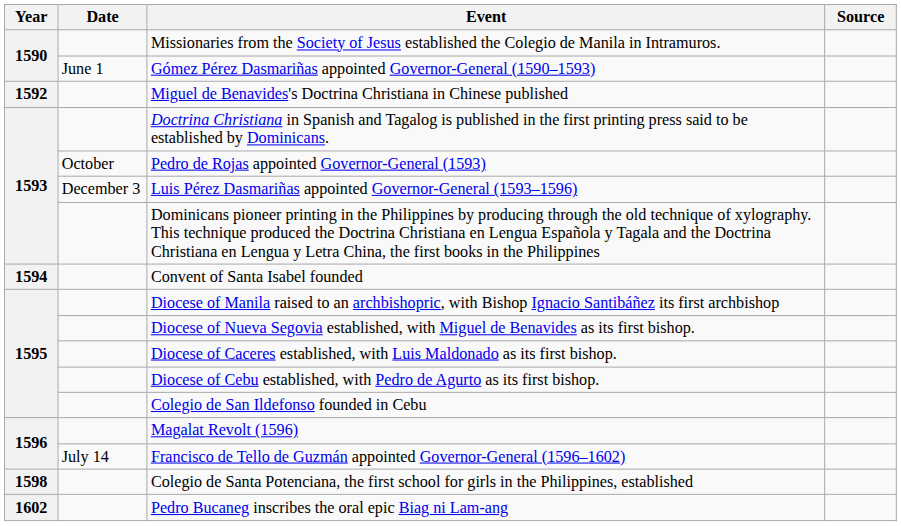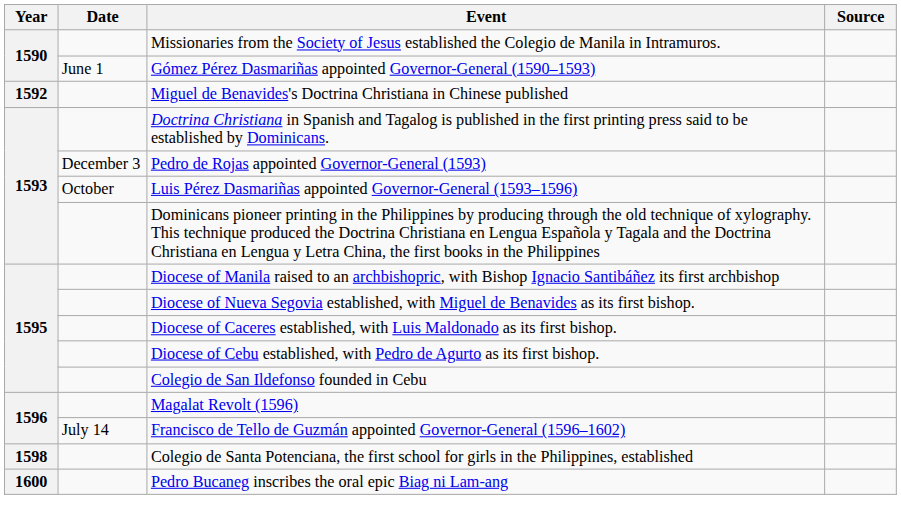(88, 163) October -> (101, 163) December 3
(101, 189) December 3 -> (88, 189) October
- row: (257, 276)
(31, 507) 1602 -> (31, 481) 1600
